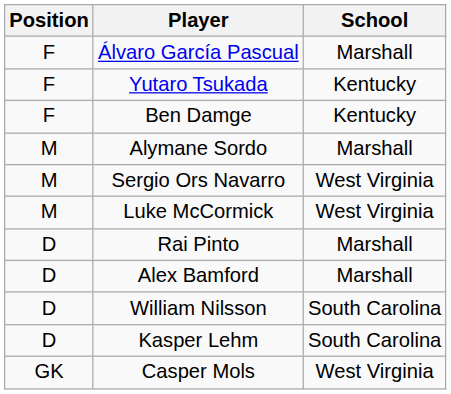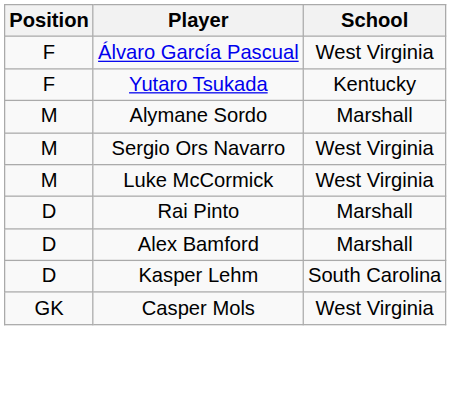(375, 52) Marshall -> (375, 52) West Virginia
- row: (198, 116)
- row: (198, 308)
